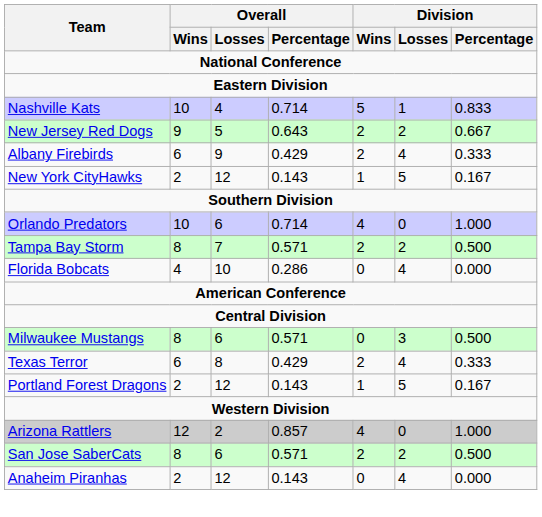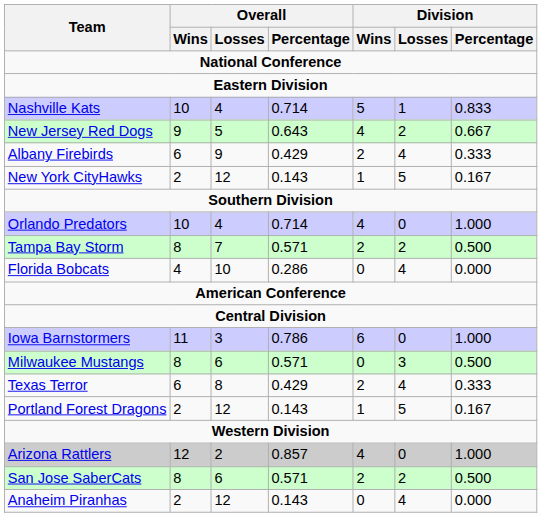(361, 131) 2 -> (361, 131) 4
(219, 223) 6 -> (219, 223) 4
+ row: (69, 339)
